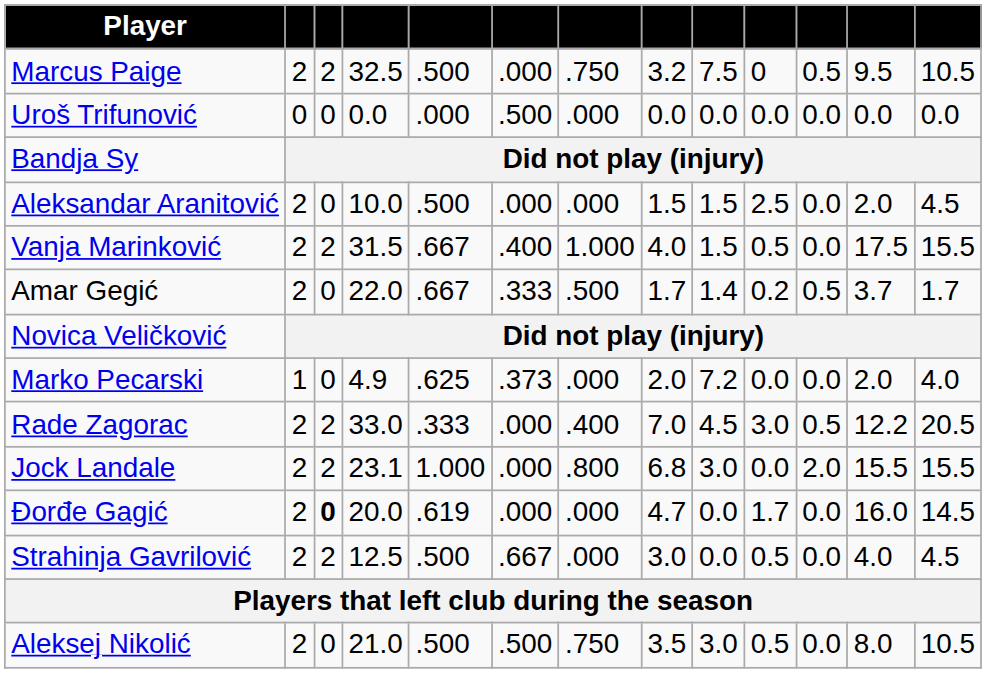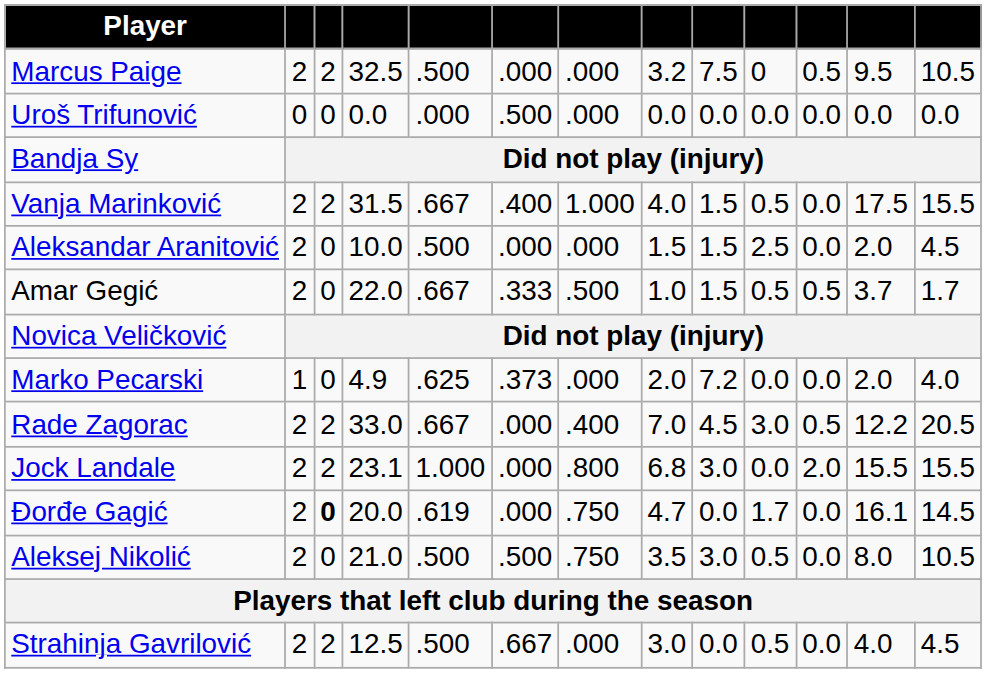(592, 70) .750 -> (592, 70) .000
rows swapped: (145, 203) <-> (116, 247)
(667, 291) 1.7 -> (667, 291) 1.0
(718, 291) 1.4 -> (718, 291) 1.5
(770, 291) 0.2 -> (770, 291) 0.5
(443, 423) .333 -> (443, 423) .667
(592, 512) .000 -> (592, 512) .750
(881, 512) 16.0 -> (881, 512) 16.1
rows swapped: (101, 644) <-> (131, 556)
